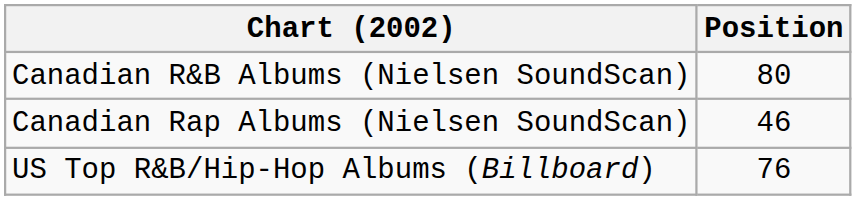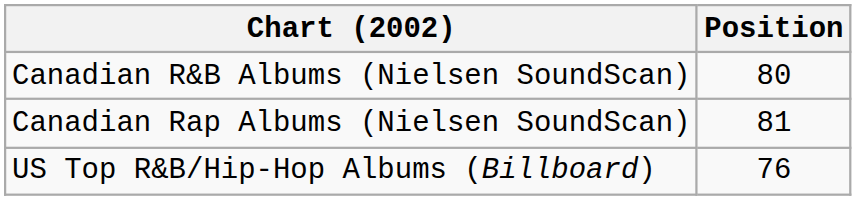(774, 123) 46 -> (774, 123) 81
